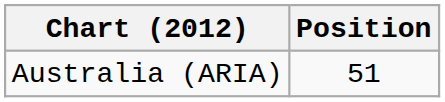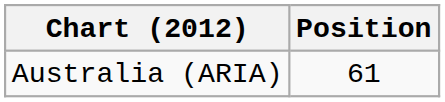(364, 74) 51 -> (364, 74) 61
